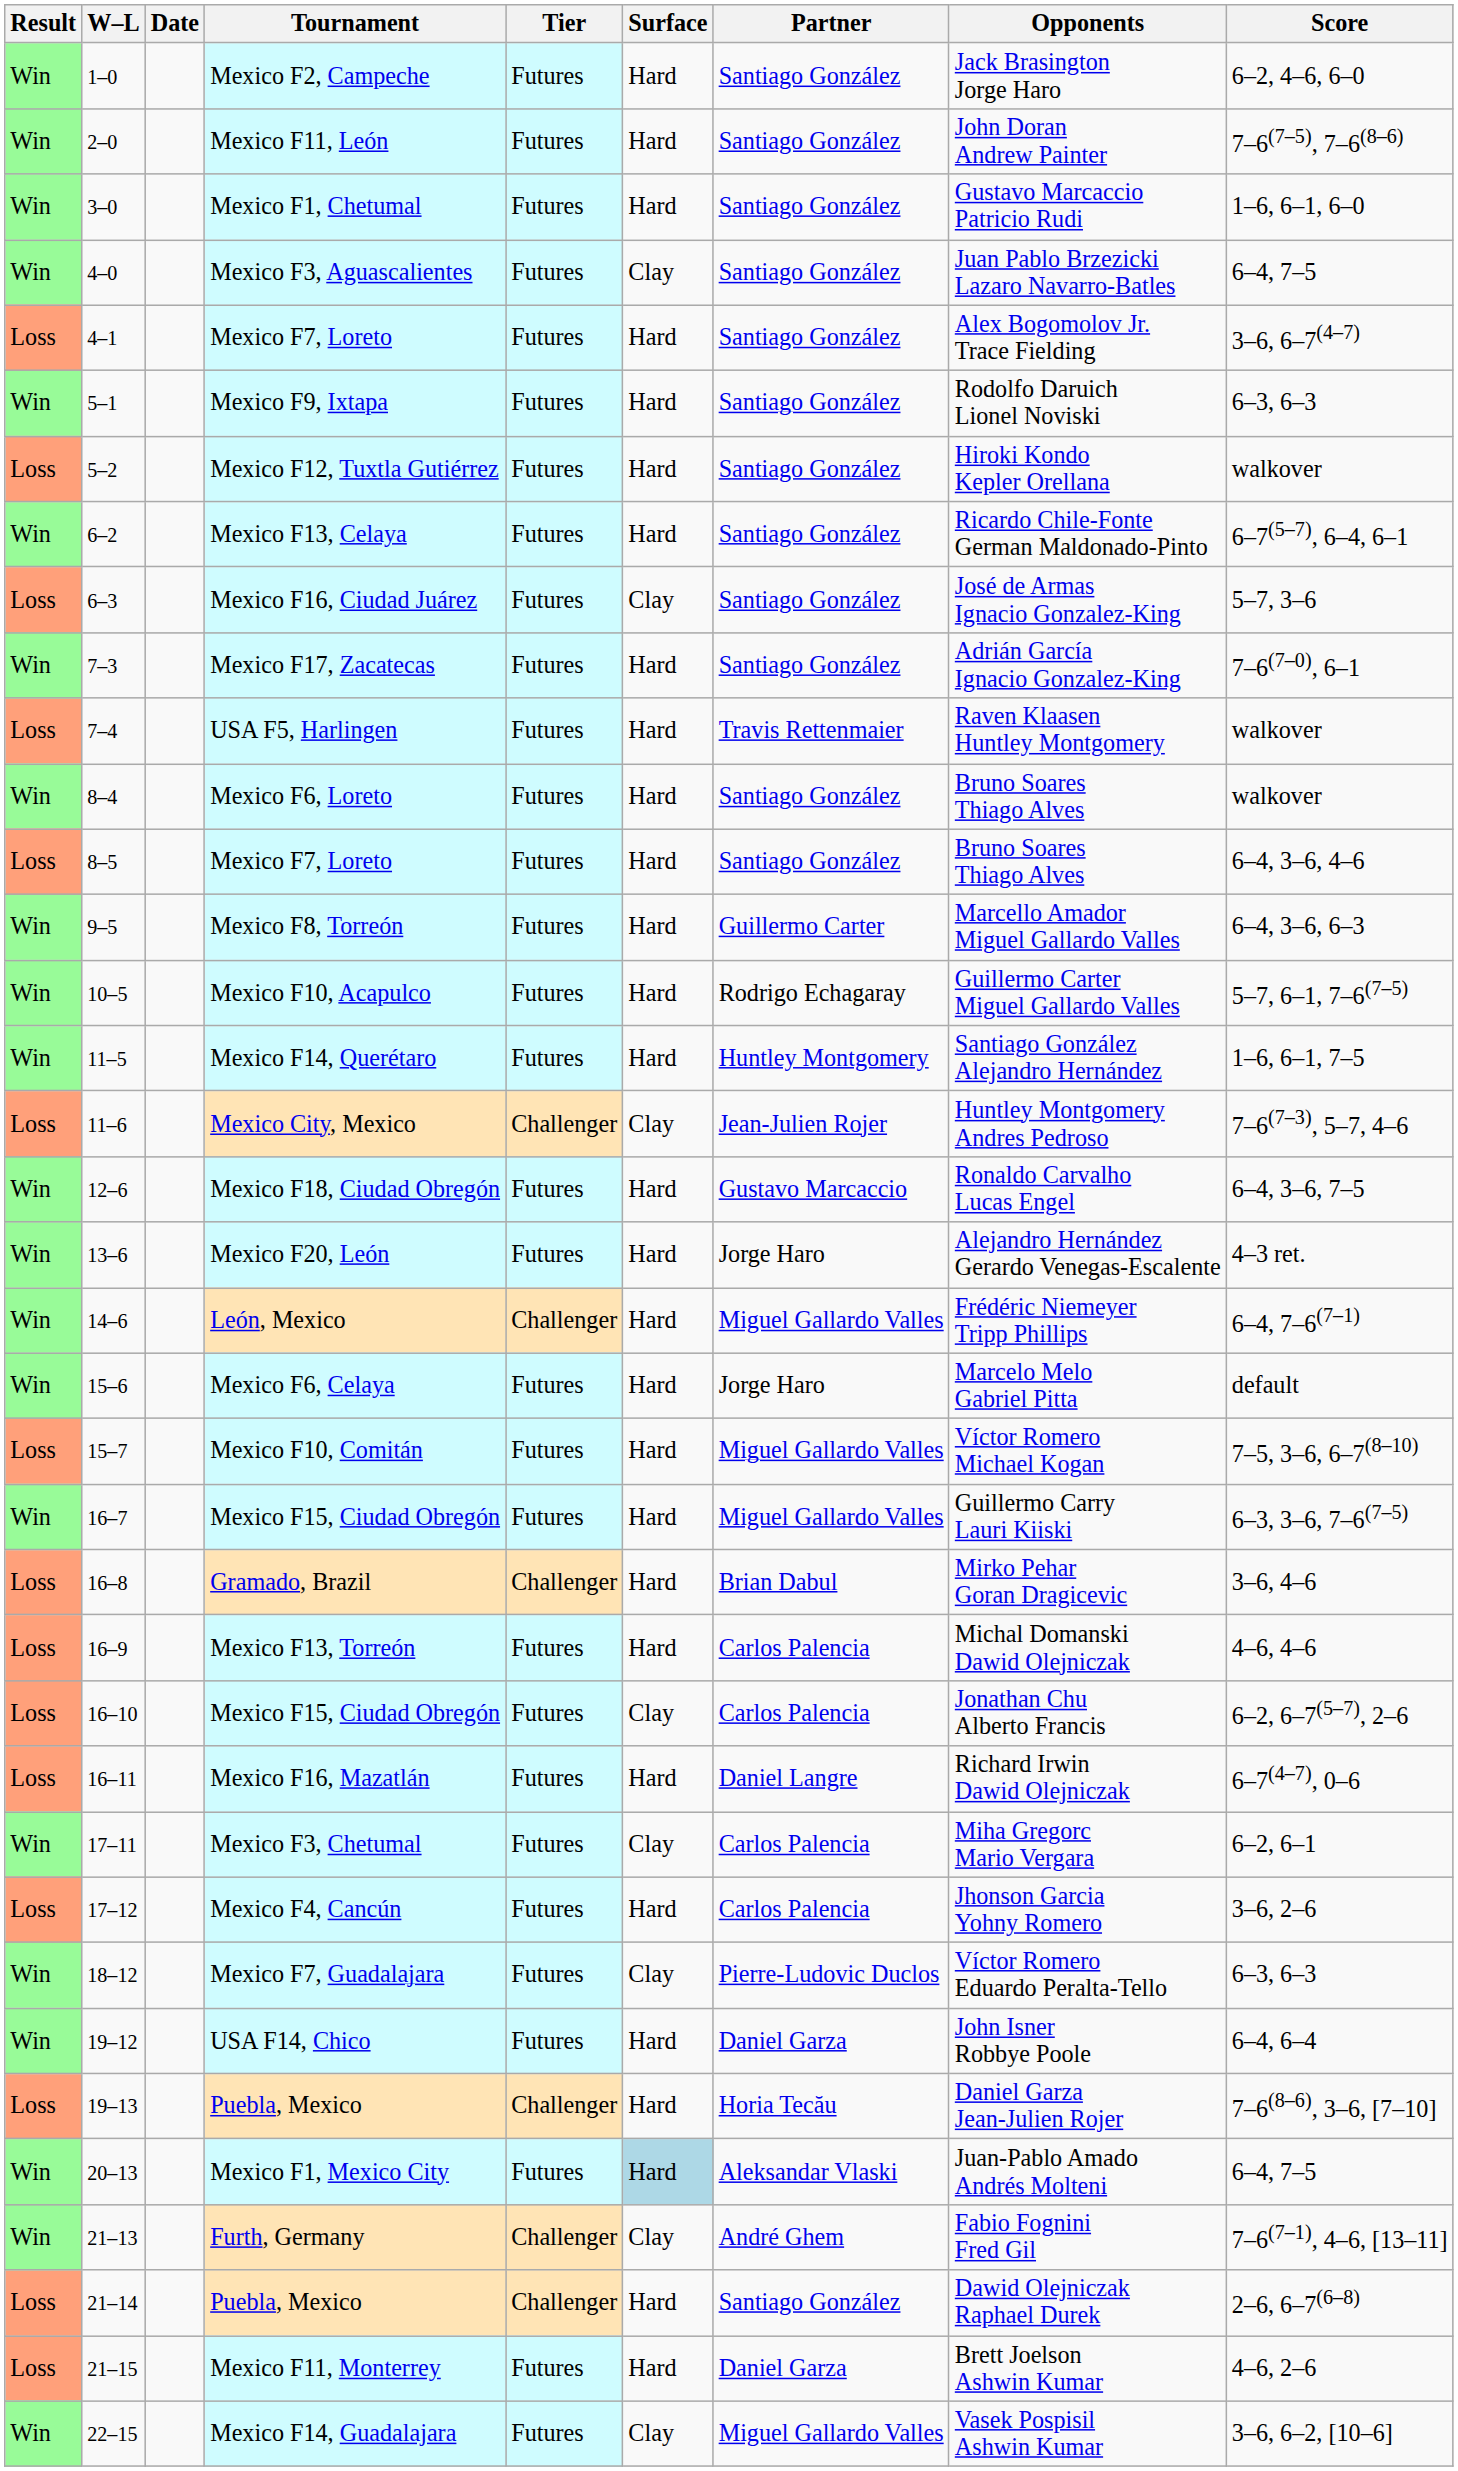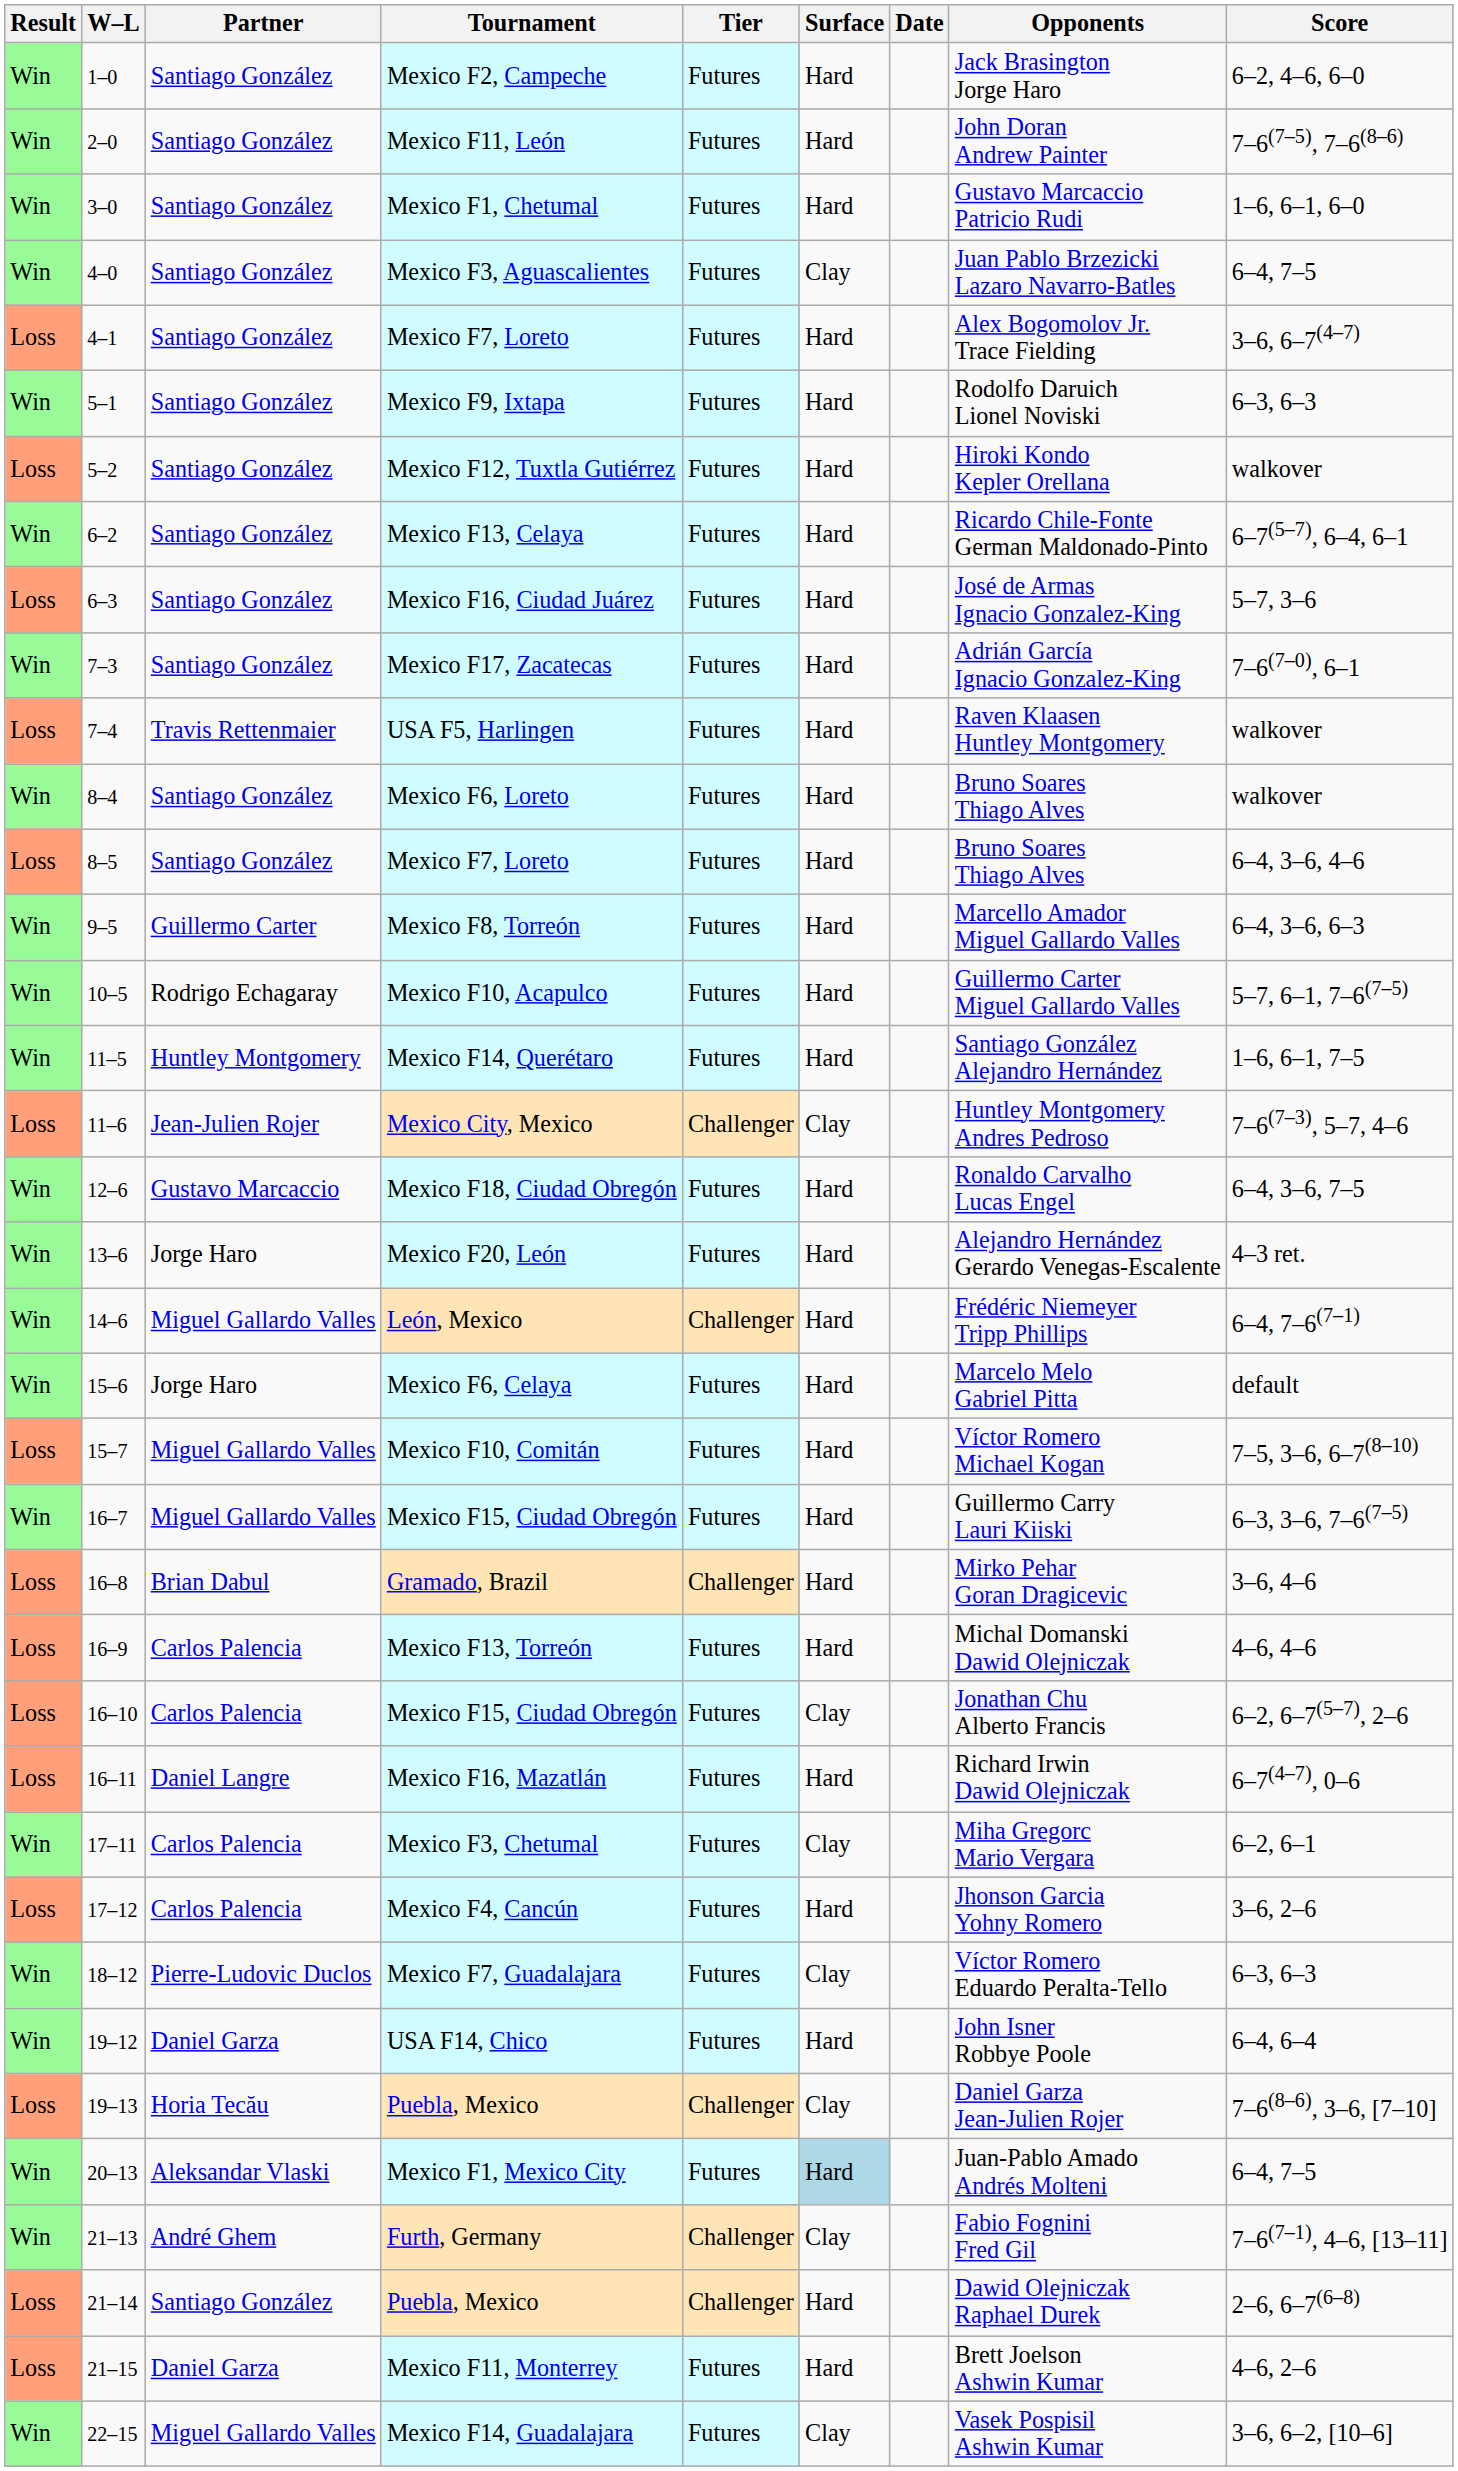columns swapped: (175, 23) <-> (831, 23)
(651, 599) Clay -> (829, 599) Hard
(652, 2105) Hard -> (828, 2105) Clay
